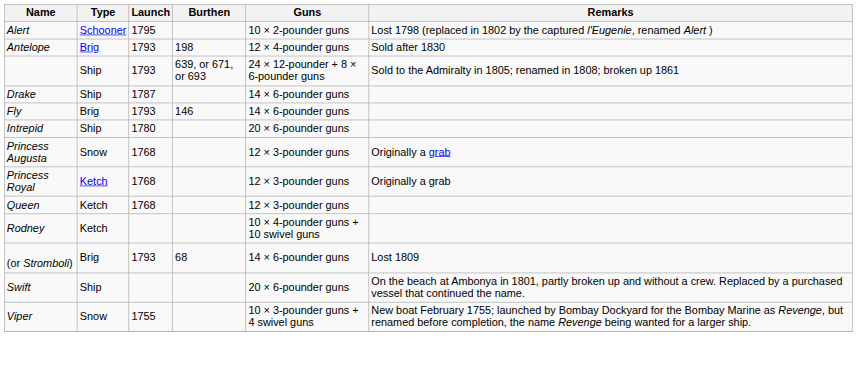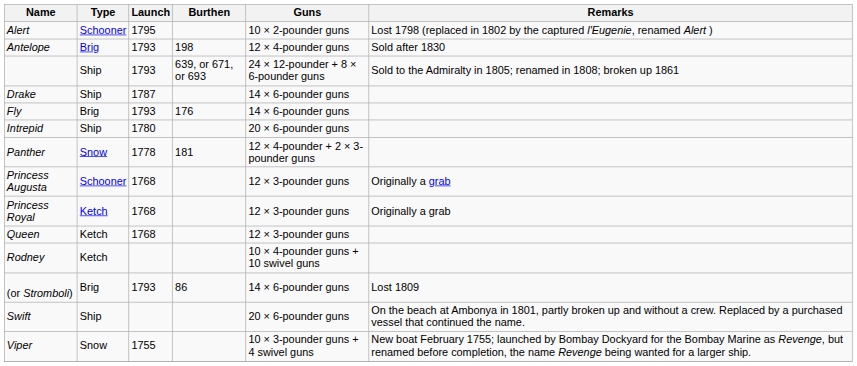(184, 111) 146 -> (184, 111) 176
+ row: (26, 152)
(93, 152) Snow -> (103, 181) Schooner
(181, 258) 68 -> (181, 287) 86
